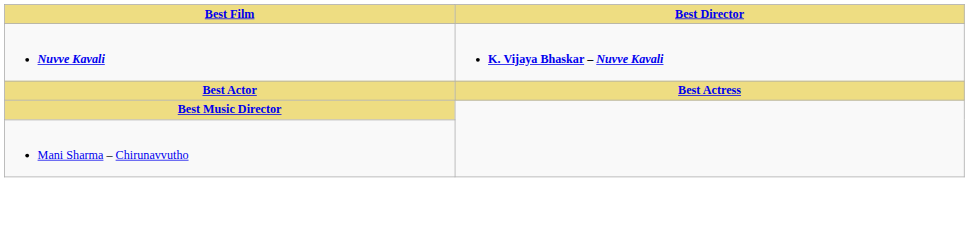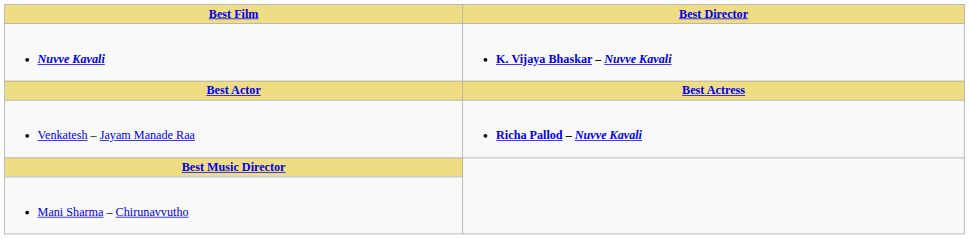+ row: (234, 136)
